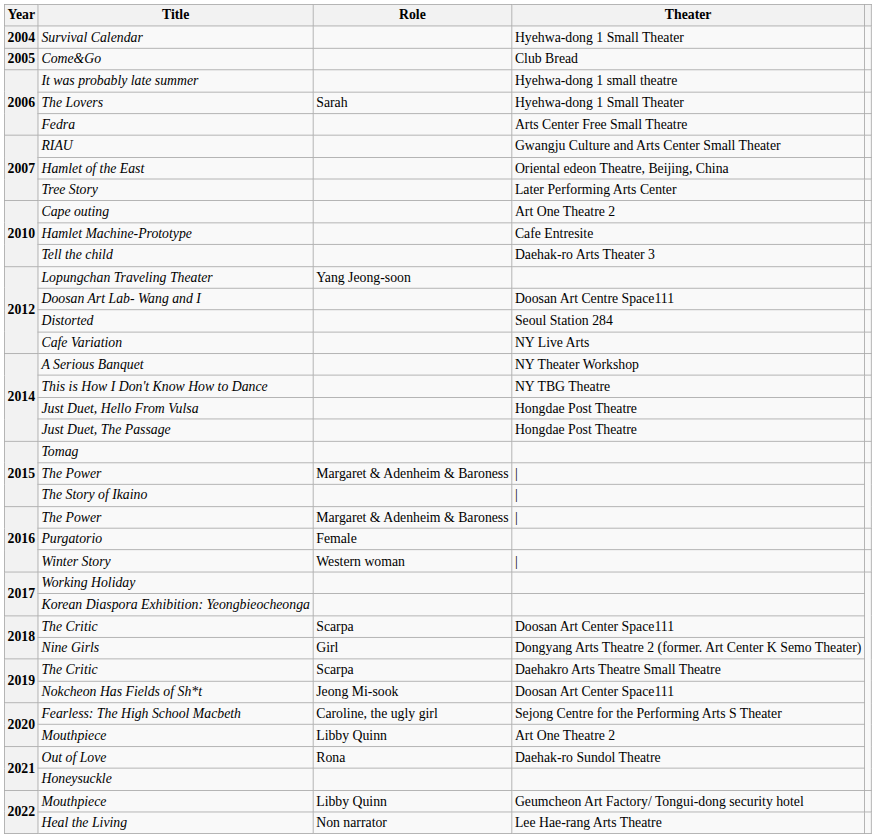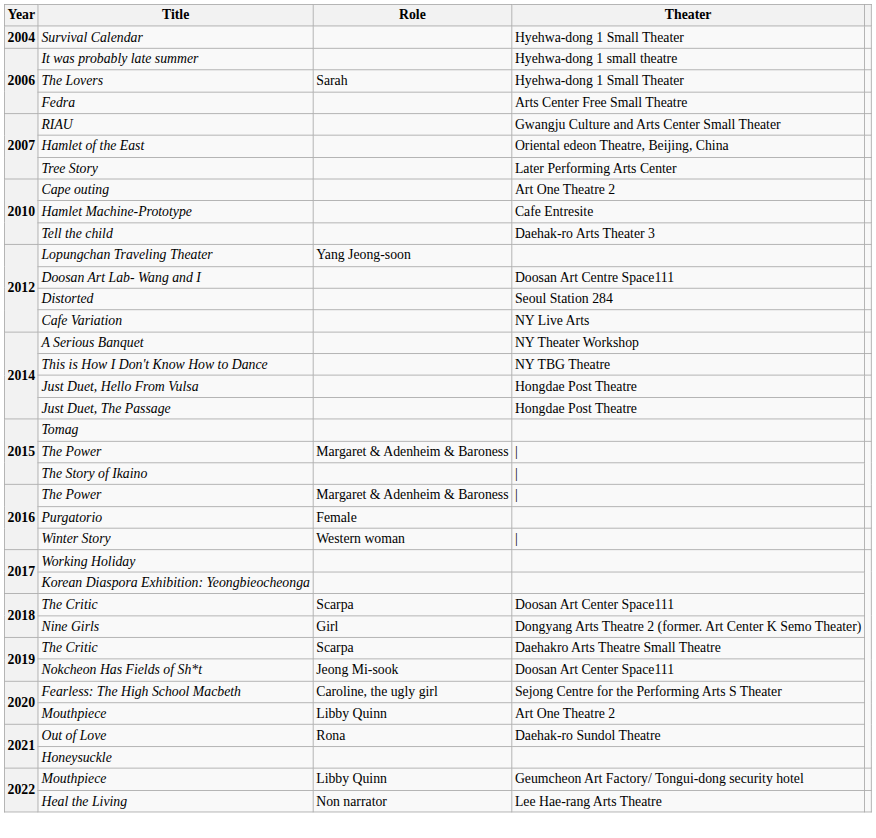- row: (21, 59)
